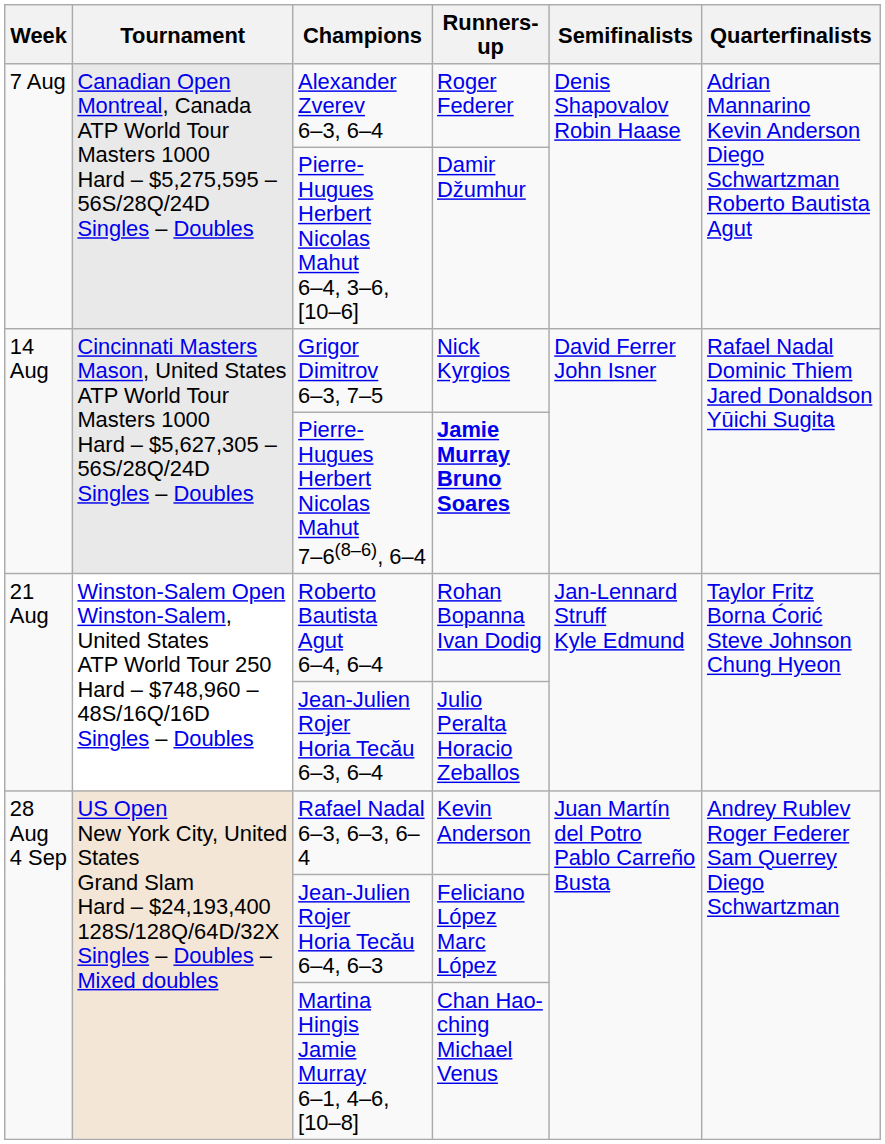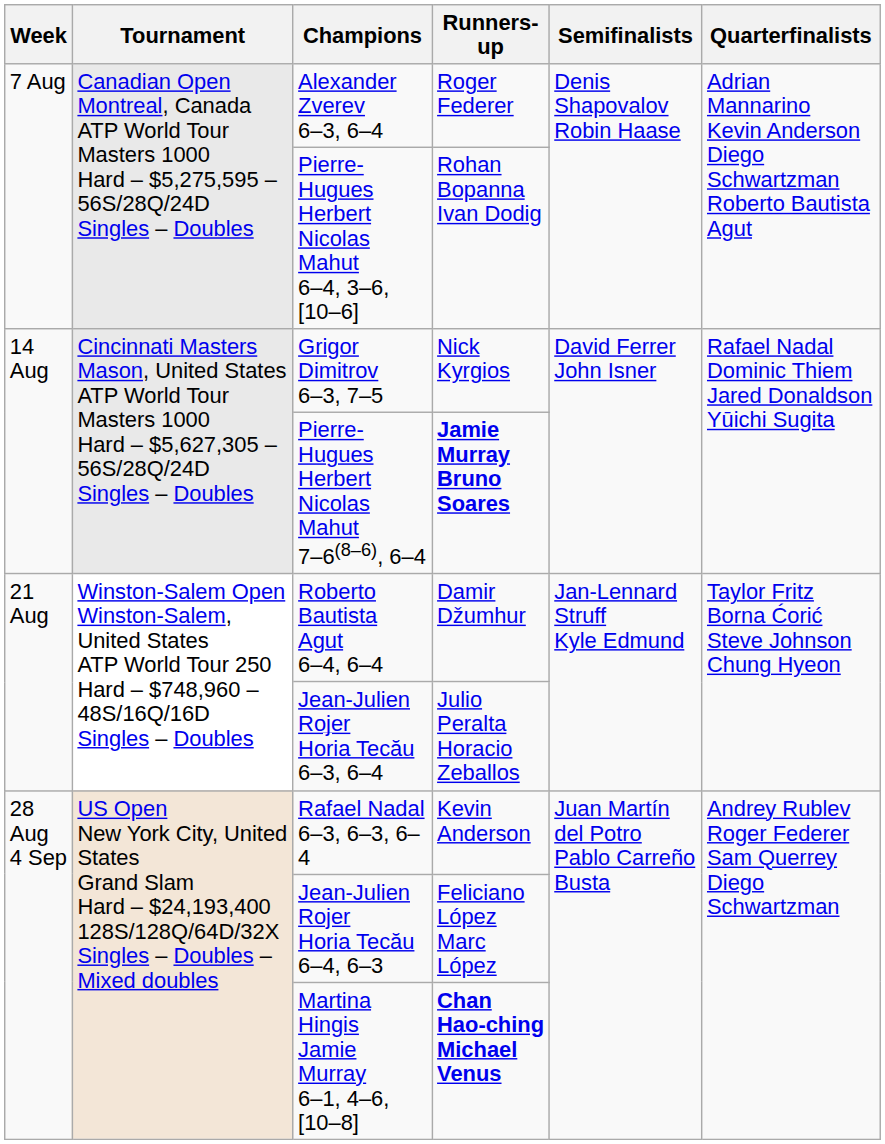(481, 177) Damir Džumhur -> (489, 189) Rohan Bopanna Ivan Dodig
(489, 616) Rohan Bopanna Ivan Dodig -> (481, 604) Damir Džumhur
(490, 1036) normal -> (491, 1036) bold
